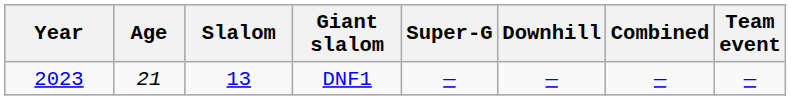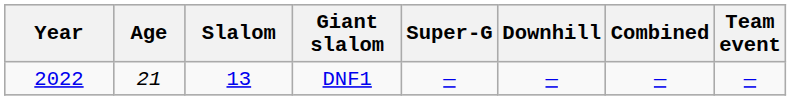(59, 79) 2023 -> (59, 79) 2022
